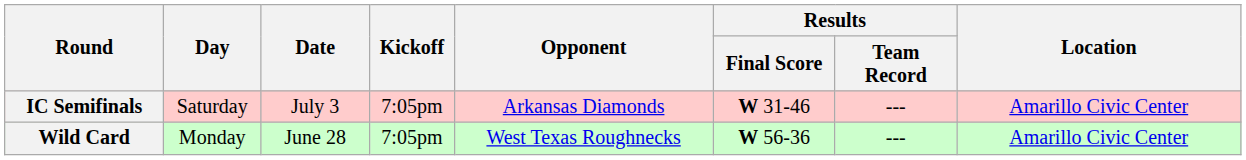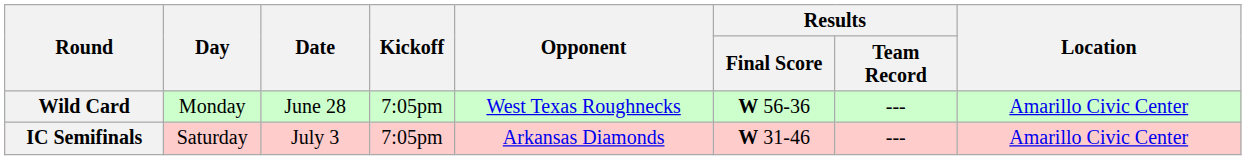rows swapped: (84, 138) <-> (84, 106)
